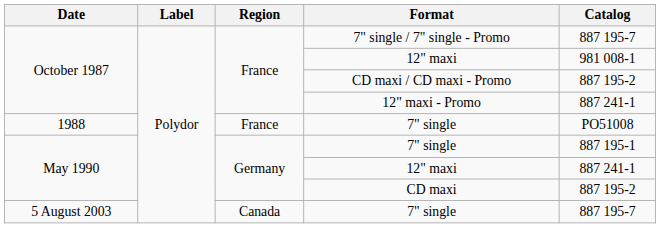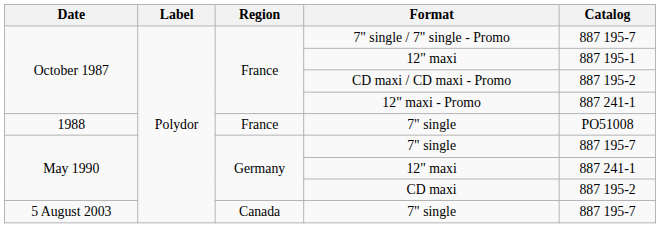(608, 59) 981 008-1 -> (608, 59) 887 195-1
(608, 146) 887 195-1 -> (608, 146) 887 195-7
